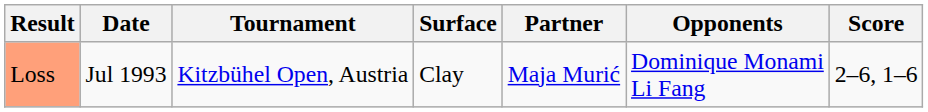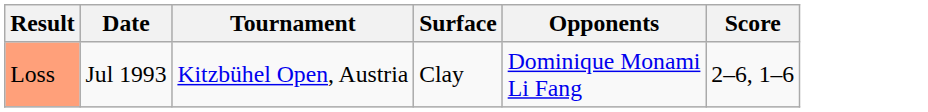- column: (564, 23)
